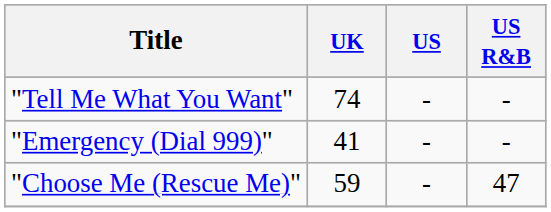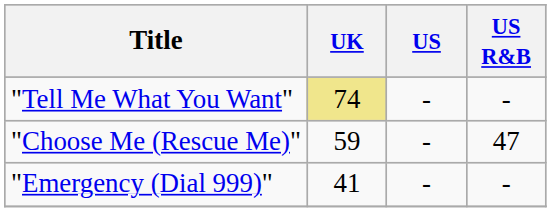(347, 98) no background -> (347, 98) khaki background
rows swapped: (142, 141) <-> (156, 183)
